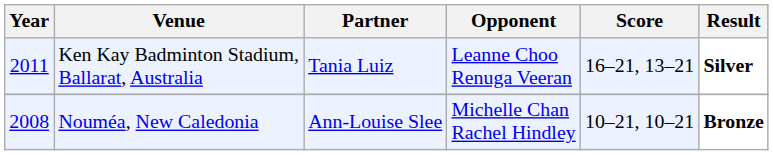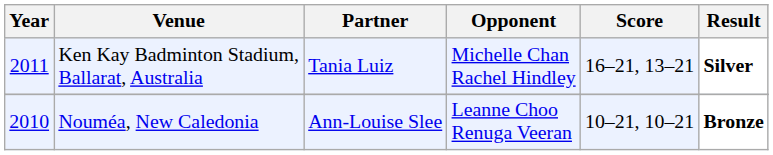(512, 65) Leanne Choo Renuga Veeran -> (514, 65) Michelle Chan Rachel Hindley
(29, 122) 2008 -> (29, 122) 2010
(514, 122) Michelle Chan Rachel Hindley -> (512, 122) Leanne Choo Renuga Veeran
